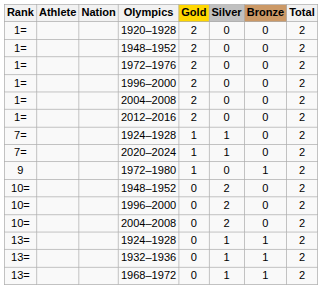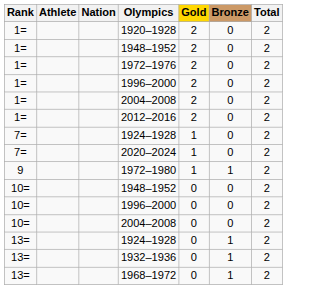- column: (227, 13)
